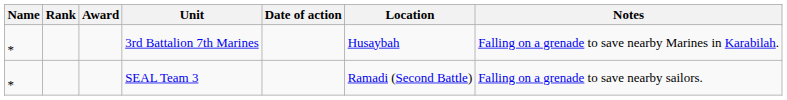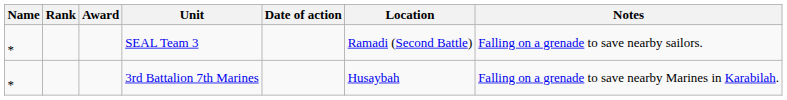rows swapped: (192, 42) <-> (162, 77)
